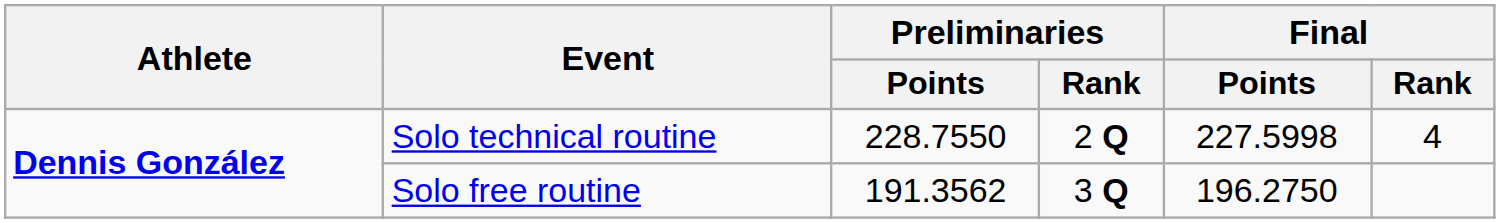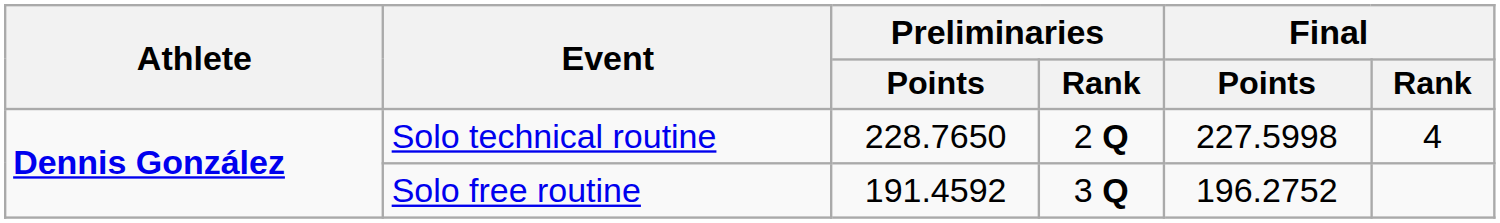(936, 137) 228.7550 -> (936, 137) 228.7650
(936, 190) 191.3562 -> (936, 190) 191.4592
(1267, 190) 196.2750 -> (1267, 190) 196.2752
